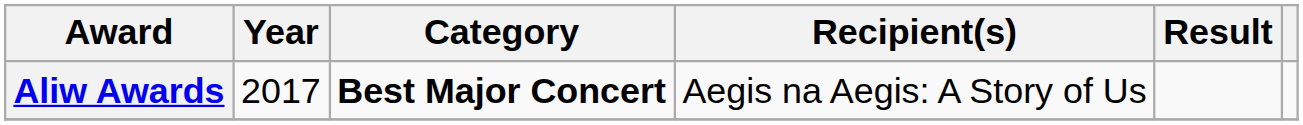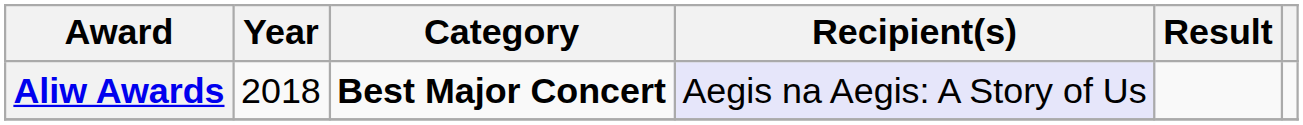(281, 89) 2017 -> (281, 89) 2018
(915, 89) no background -> (915, 89) lavender background
